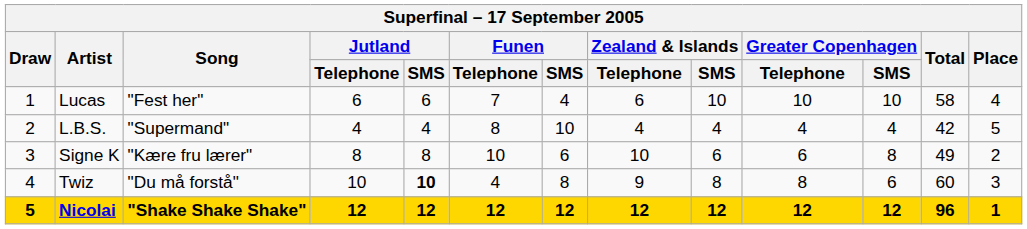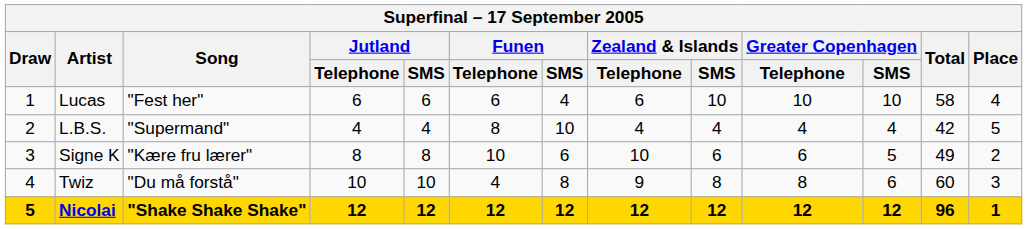(495, 100) 7 -> (495, 100) 6
(892, 155) 8 -> (892, 155) 5
(426, 182) bold -> (426, 182) normal
